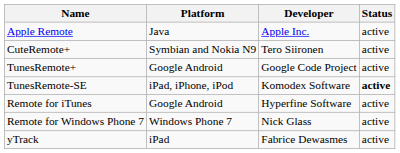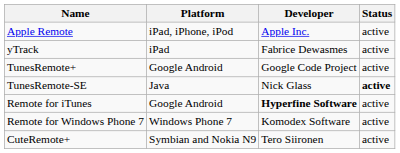(159, 31) Java -> (191, 31) iPad, iPhone, iPod
rows swapped: (39, 49) <-> (23, 139)
(191, 85) iPad, iPhone, iPod -> (159, 85) Java
(306, 85) Komodex Software -> (286, 85) Nick Glass
(306, 103) normal -> (309, 103) bold
(286, 121) Nick Glass -> (306, 121) Komodex Software
